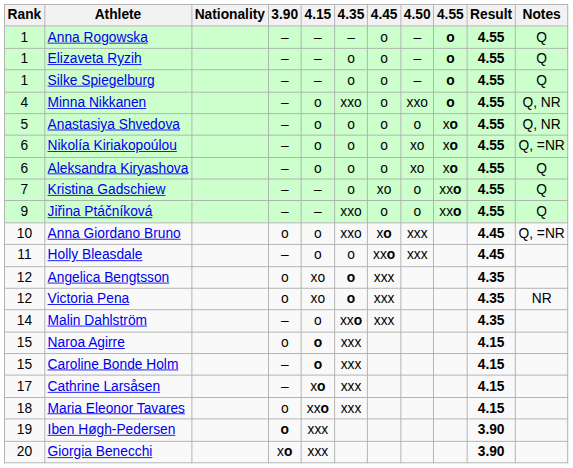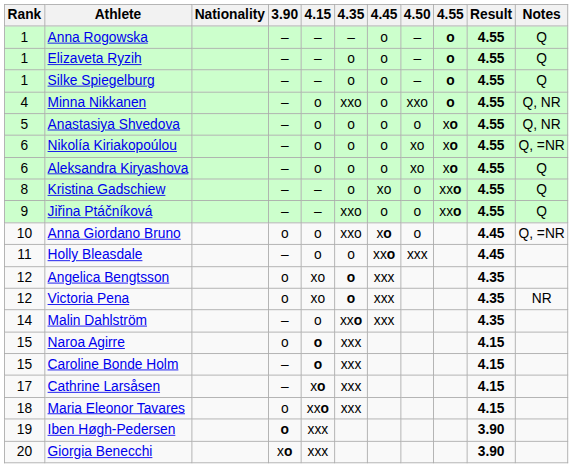(24, 189) 7 -> (24, 189) 8
(417, 233) xxx -> (417, 233) o
